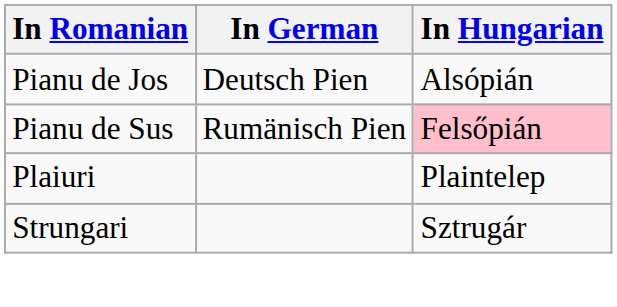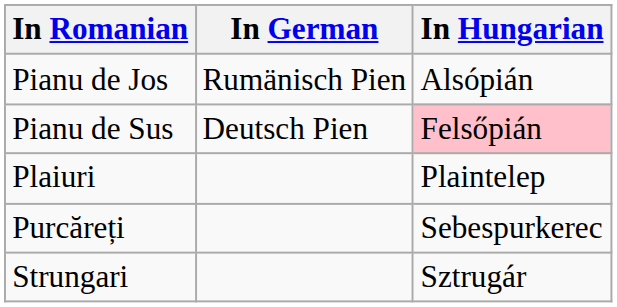(285, 78) Deutsch Pien -> (304, 78) Rumänisch Pien
(304, 128) Rumänisch Pien -> (285, 128) Deutsch Pien
+ row: (68, 227)
